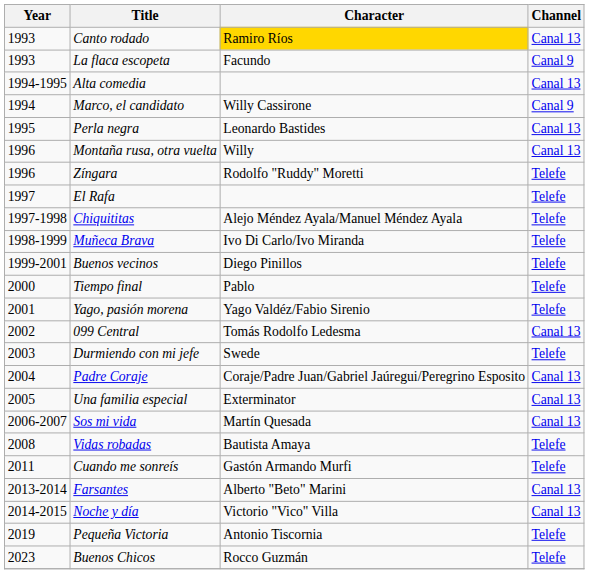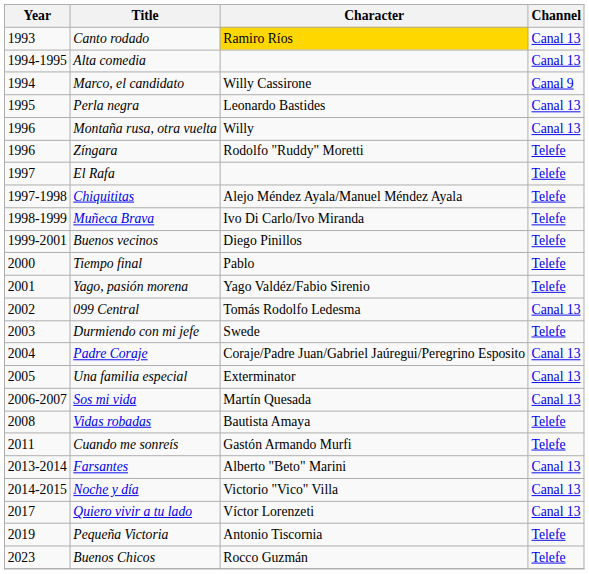- row: (122, 61)
+ row: (133, 512)
